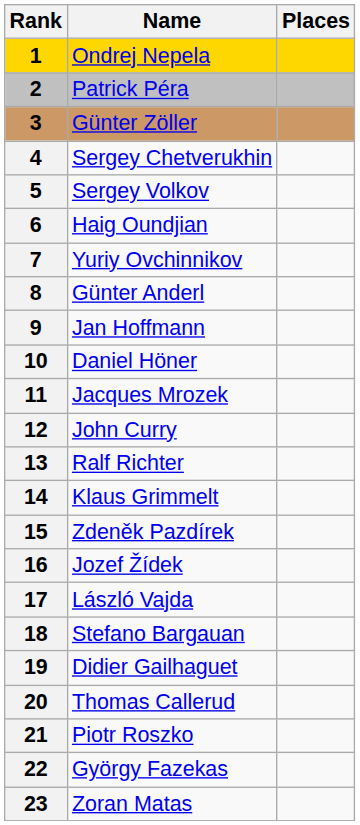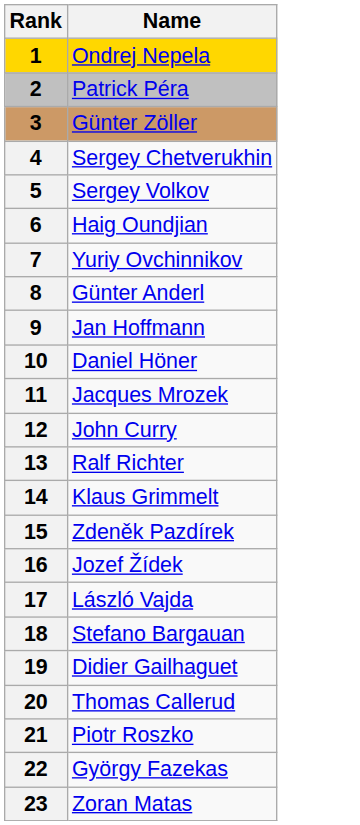- column: (316, 21)
